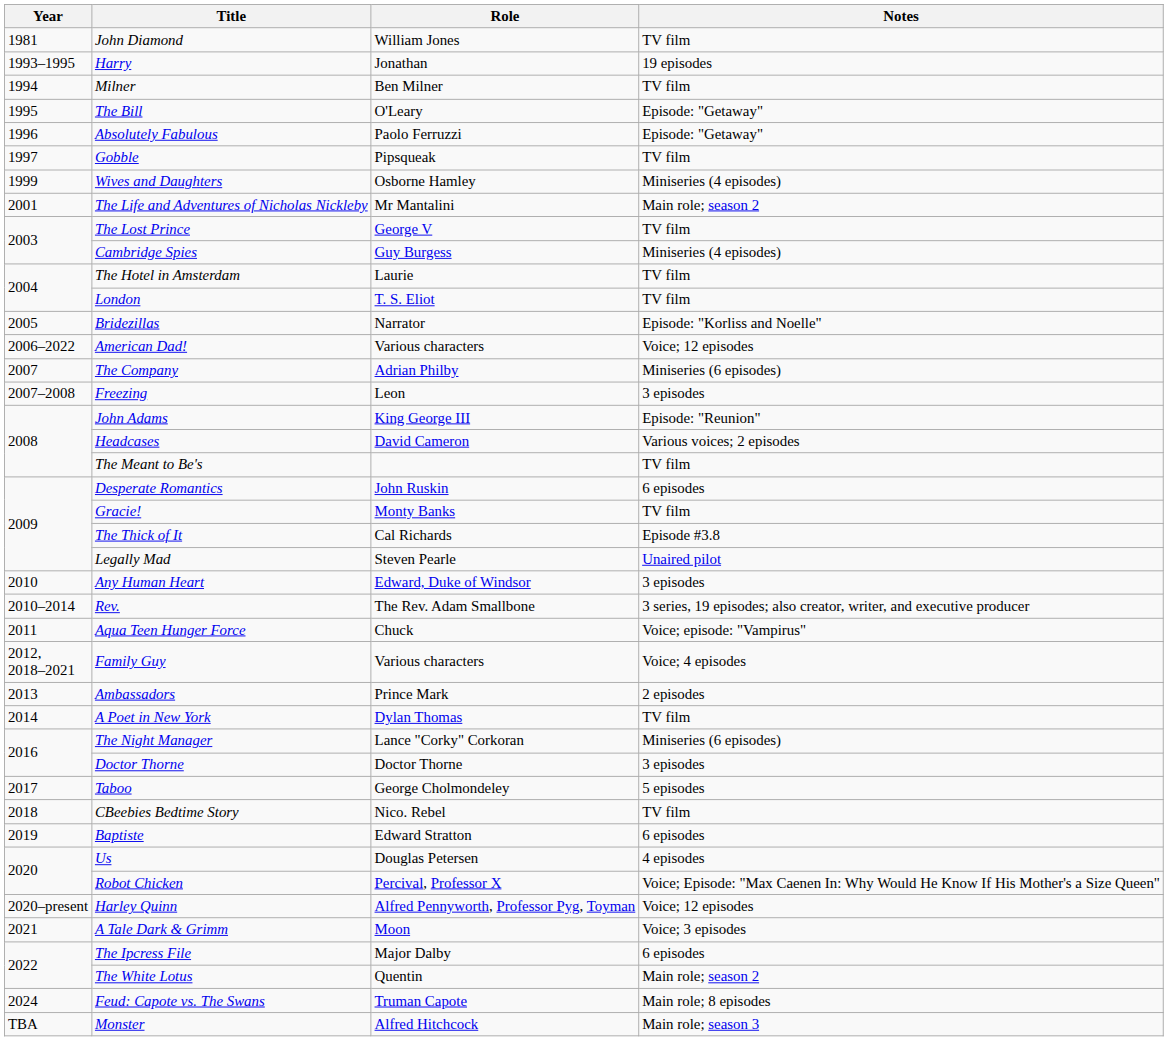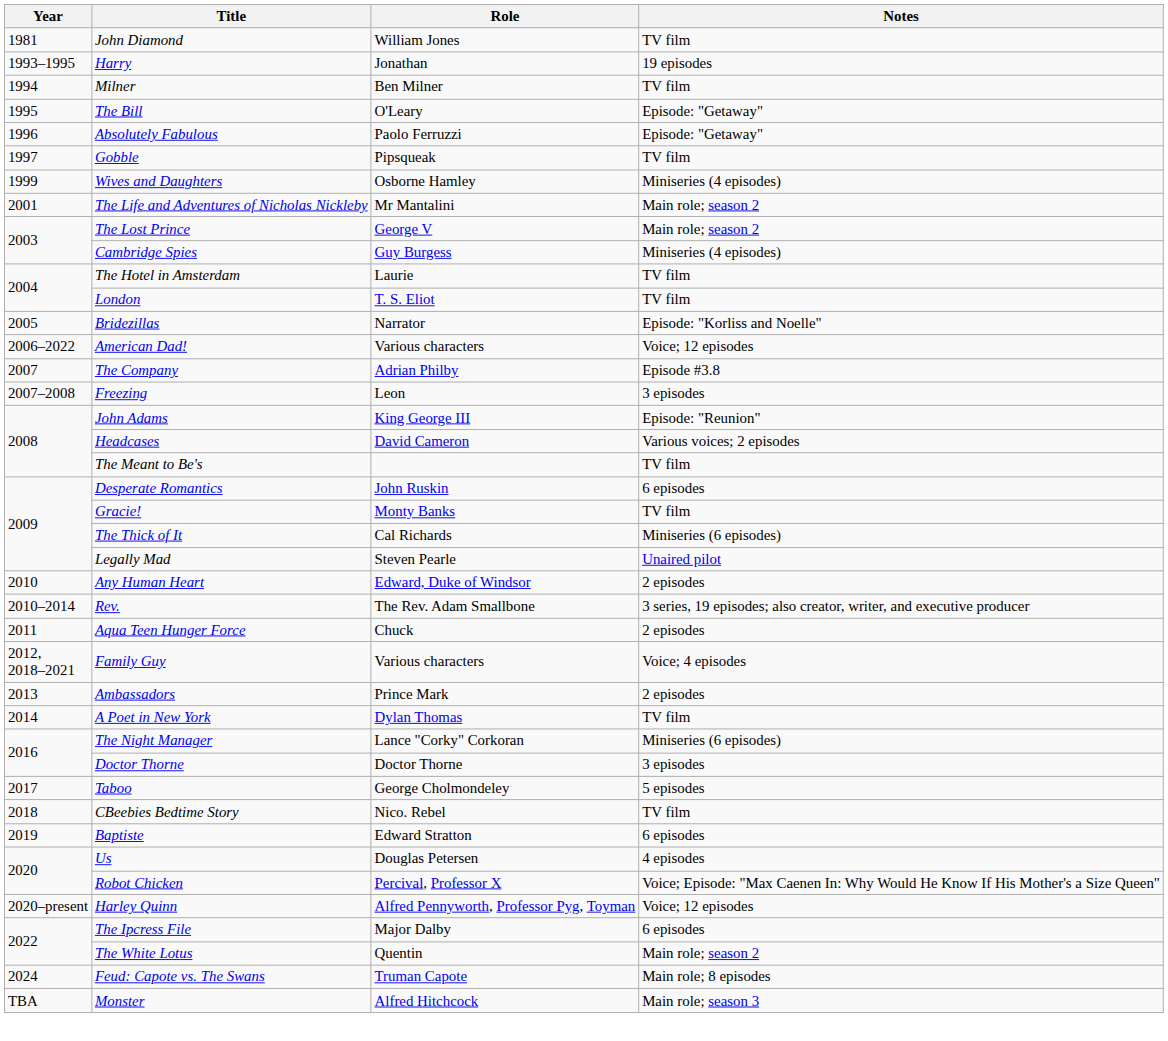(666, 228) TV film -> (701, 228) Main role; season 2
(712, 370) Miniseries (6 episodes) -> (681, 370) Episode #3.8
(681, 535) Episode #3.8 -> (712, 535) Miniseries (6 episodes)
(673, 582) 3 episodes -> (673, 582) 2 episodes
(724, 629) Voice; episode: "Vampirus" -> (673, 629) 2 episodes
- row: (161, 929)
